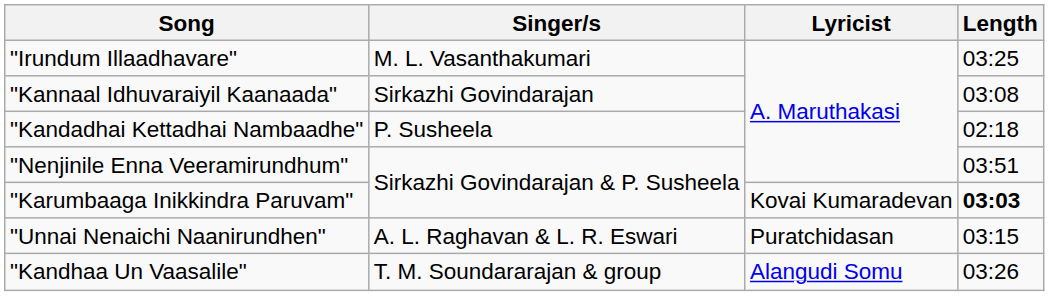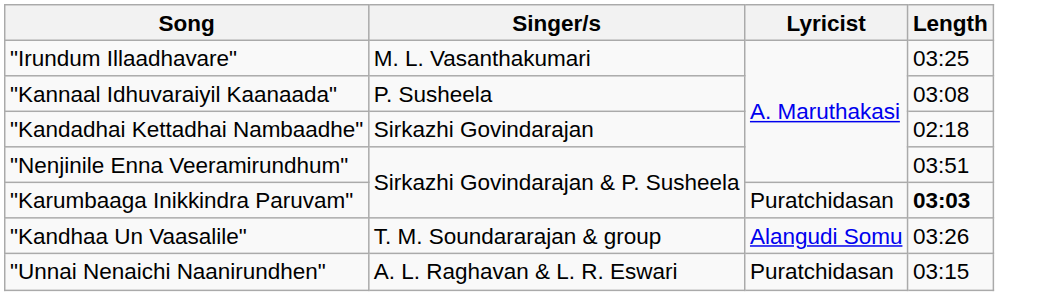(484, 94) Sirkazhi Govindarajan -> (433, 94) P. Susheela
(433, 130) P. Susheela -> (484, 130) Sirkazhi Govindarajan
(851, 201) Kovai Kumaradevan -> (822, 201) Puratchidasan
rows swapped: (128, 272) <-> (168, 236)
